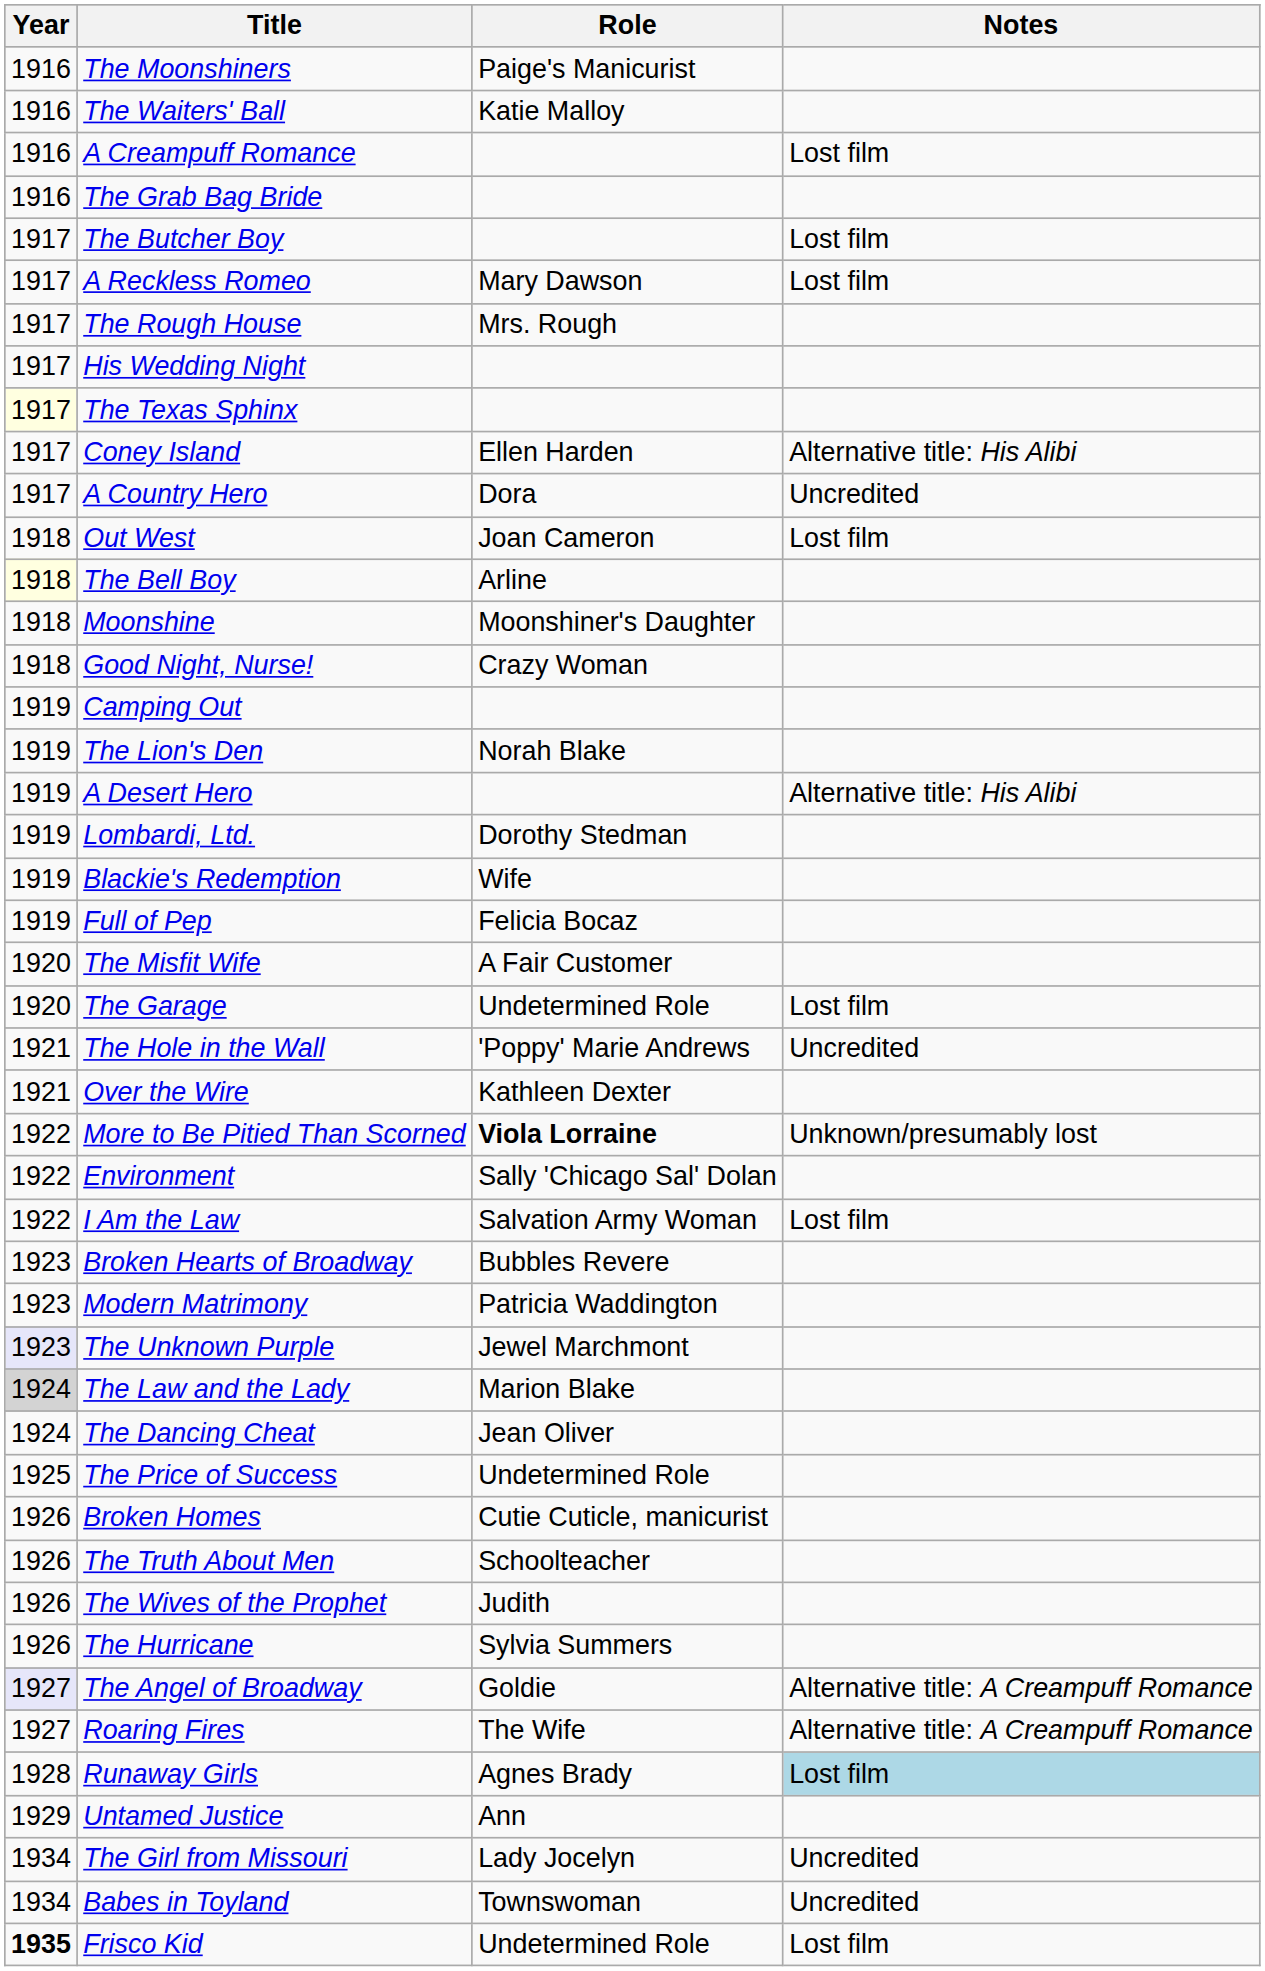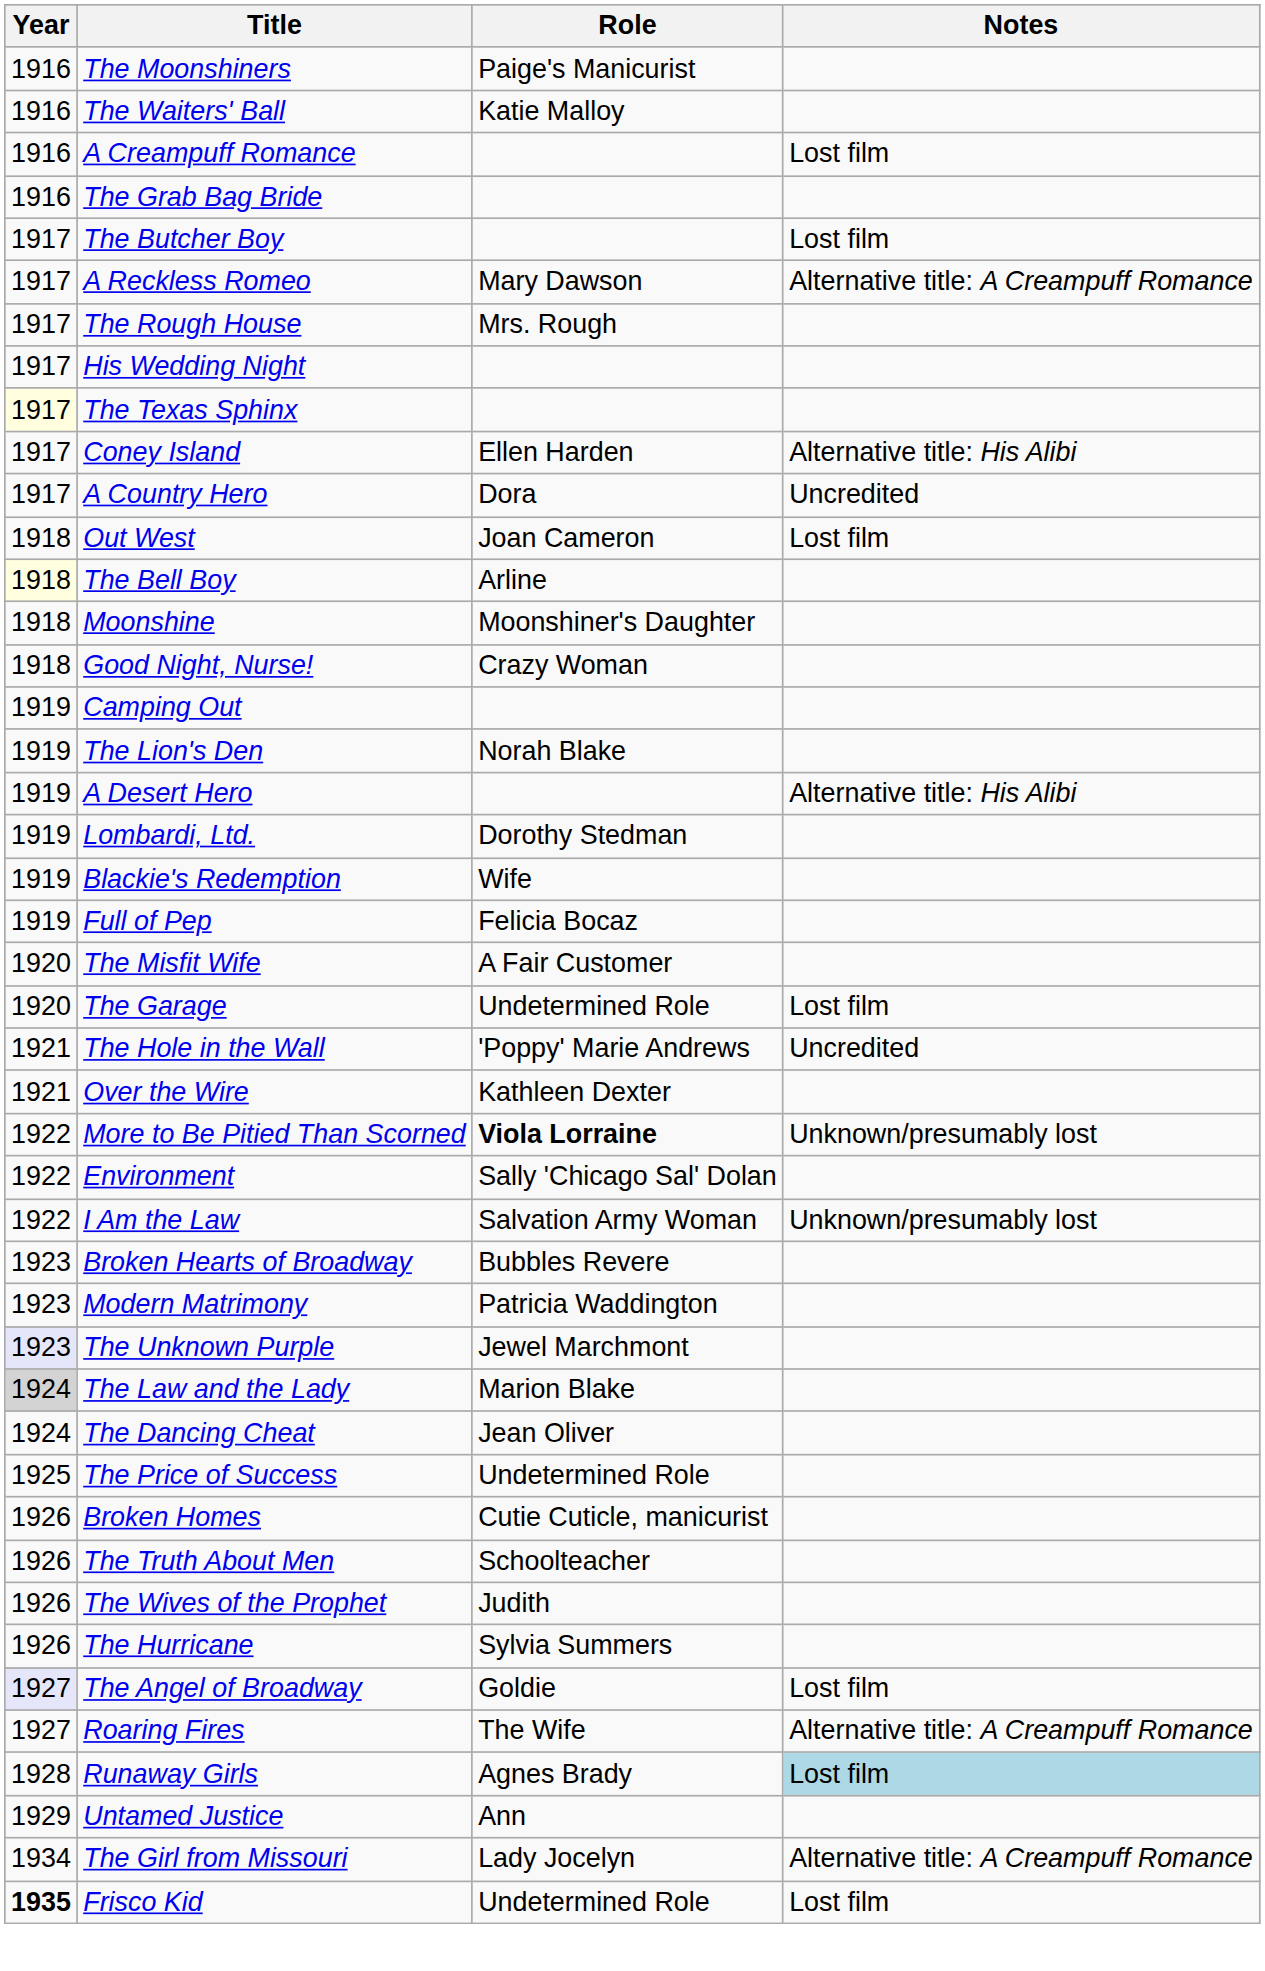(839, 281) Lost film -> (1021, 281) Alternative title: A Creampuff Romance
(839, 1219) Lost film -> (943, 1219) Unknown/presumably lost
(1021, 1688) Alternative title: A Creampuff Romance -> (839, 1688) Lost film
(854, 1858) Uncredited -> (1021, 1858) Alternative title: A Creampuff Romance
- row: (186, 1901)
